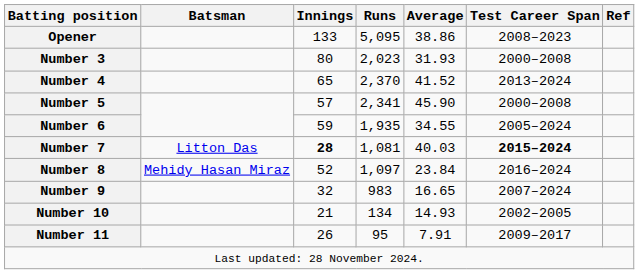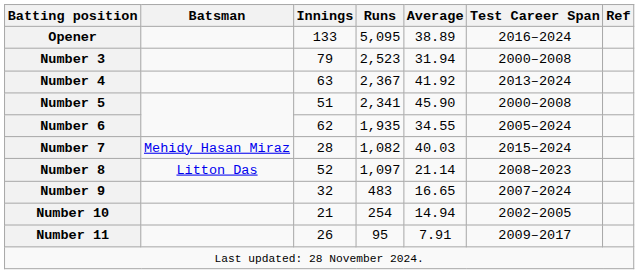(435, 38) 38.86 -> (435, 38) 38.89
(535, 38) 2008–2023 -> (535, 38) 2016–2024
(325, 60) 80 -> (325, 60) 79
(380, 60) 2,023 -> (380, 60) 2,523
(435, 60) 31.93 -> (435, 60) 31.94
(325, 82) 65 -> (325, 82) 63
(380, 82) 2,370 -> (380, 82) 2,367
(435, 82) 41.52 -> (435, 82) 41.92
(325, 104) 57 -> (325, 104) 51
(325, 126) 59 -> (325, 126) 62
(217, 148) Litton Das -> (217, 148) Mehidy Hasan Miraz
(325, 148) bold -> (325, 148) normal
(380, 148) 1,081 -> (380, 148) 1,082
(535, 148) bold -> (535, 148) normal
(217, 170) Mehidy Hasan Miraz -> (217, 170) Litton Das
(435, 170) 23.84 -> (435, 170) 21.14
(535, 170) 2016–2024 -> (535, 170) 2008–2023
(380, 192) 983 -> (380, 192) 483
(380, 214) 134 -> (380, 214) 254
(435, 214) 14.93 -> (435, 214) 14.94
